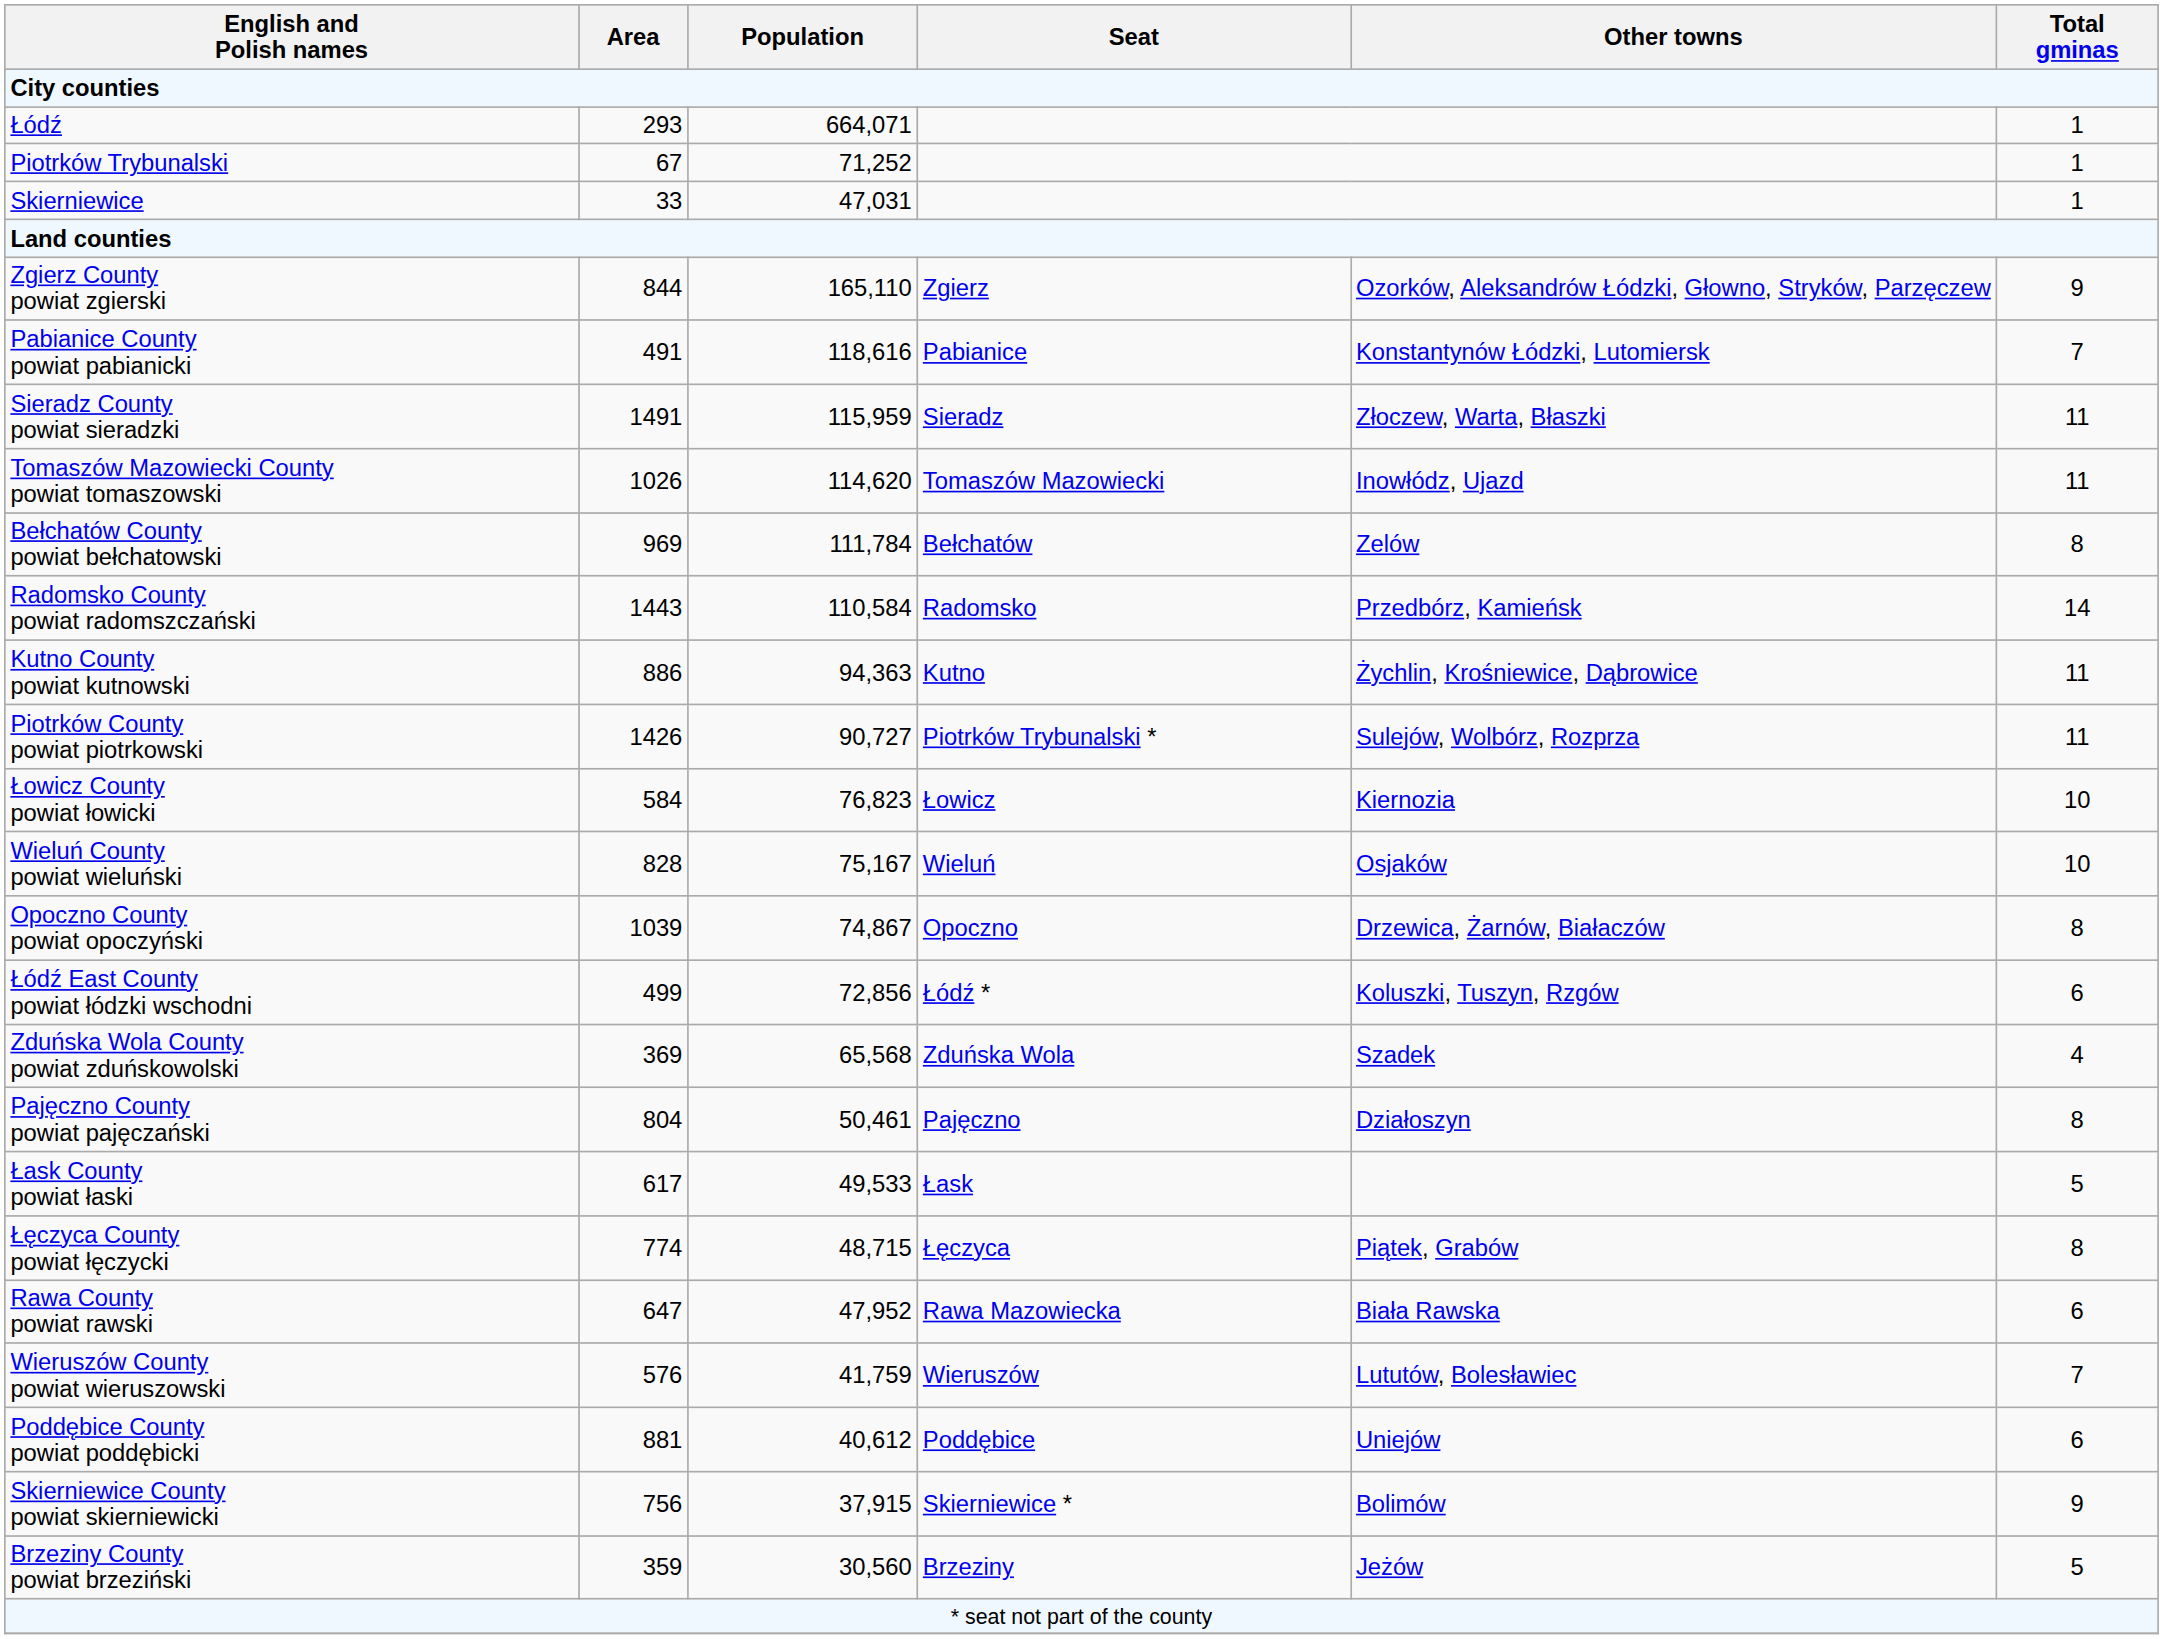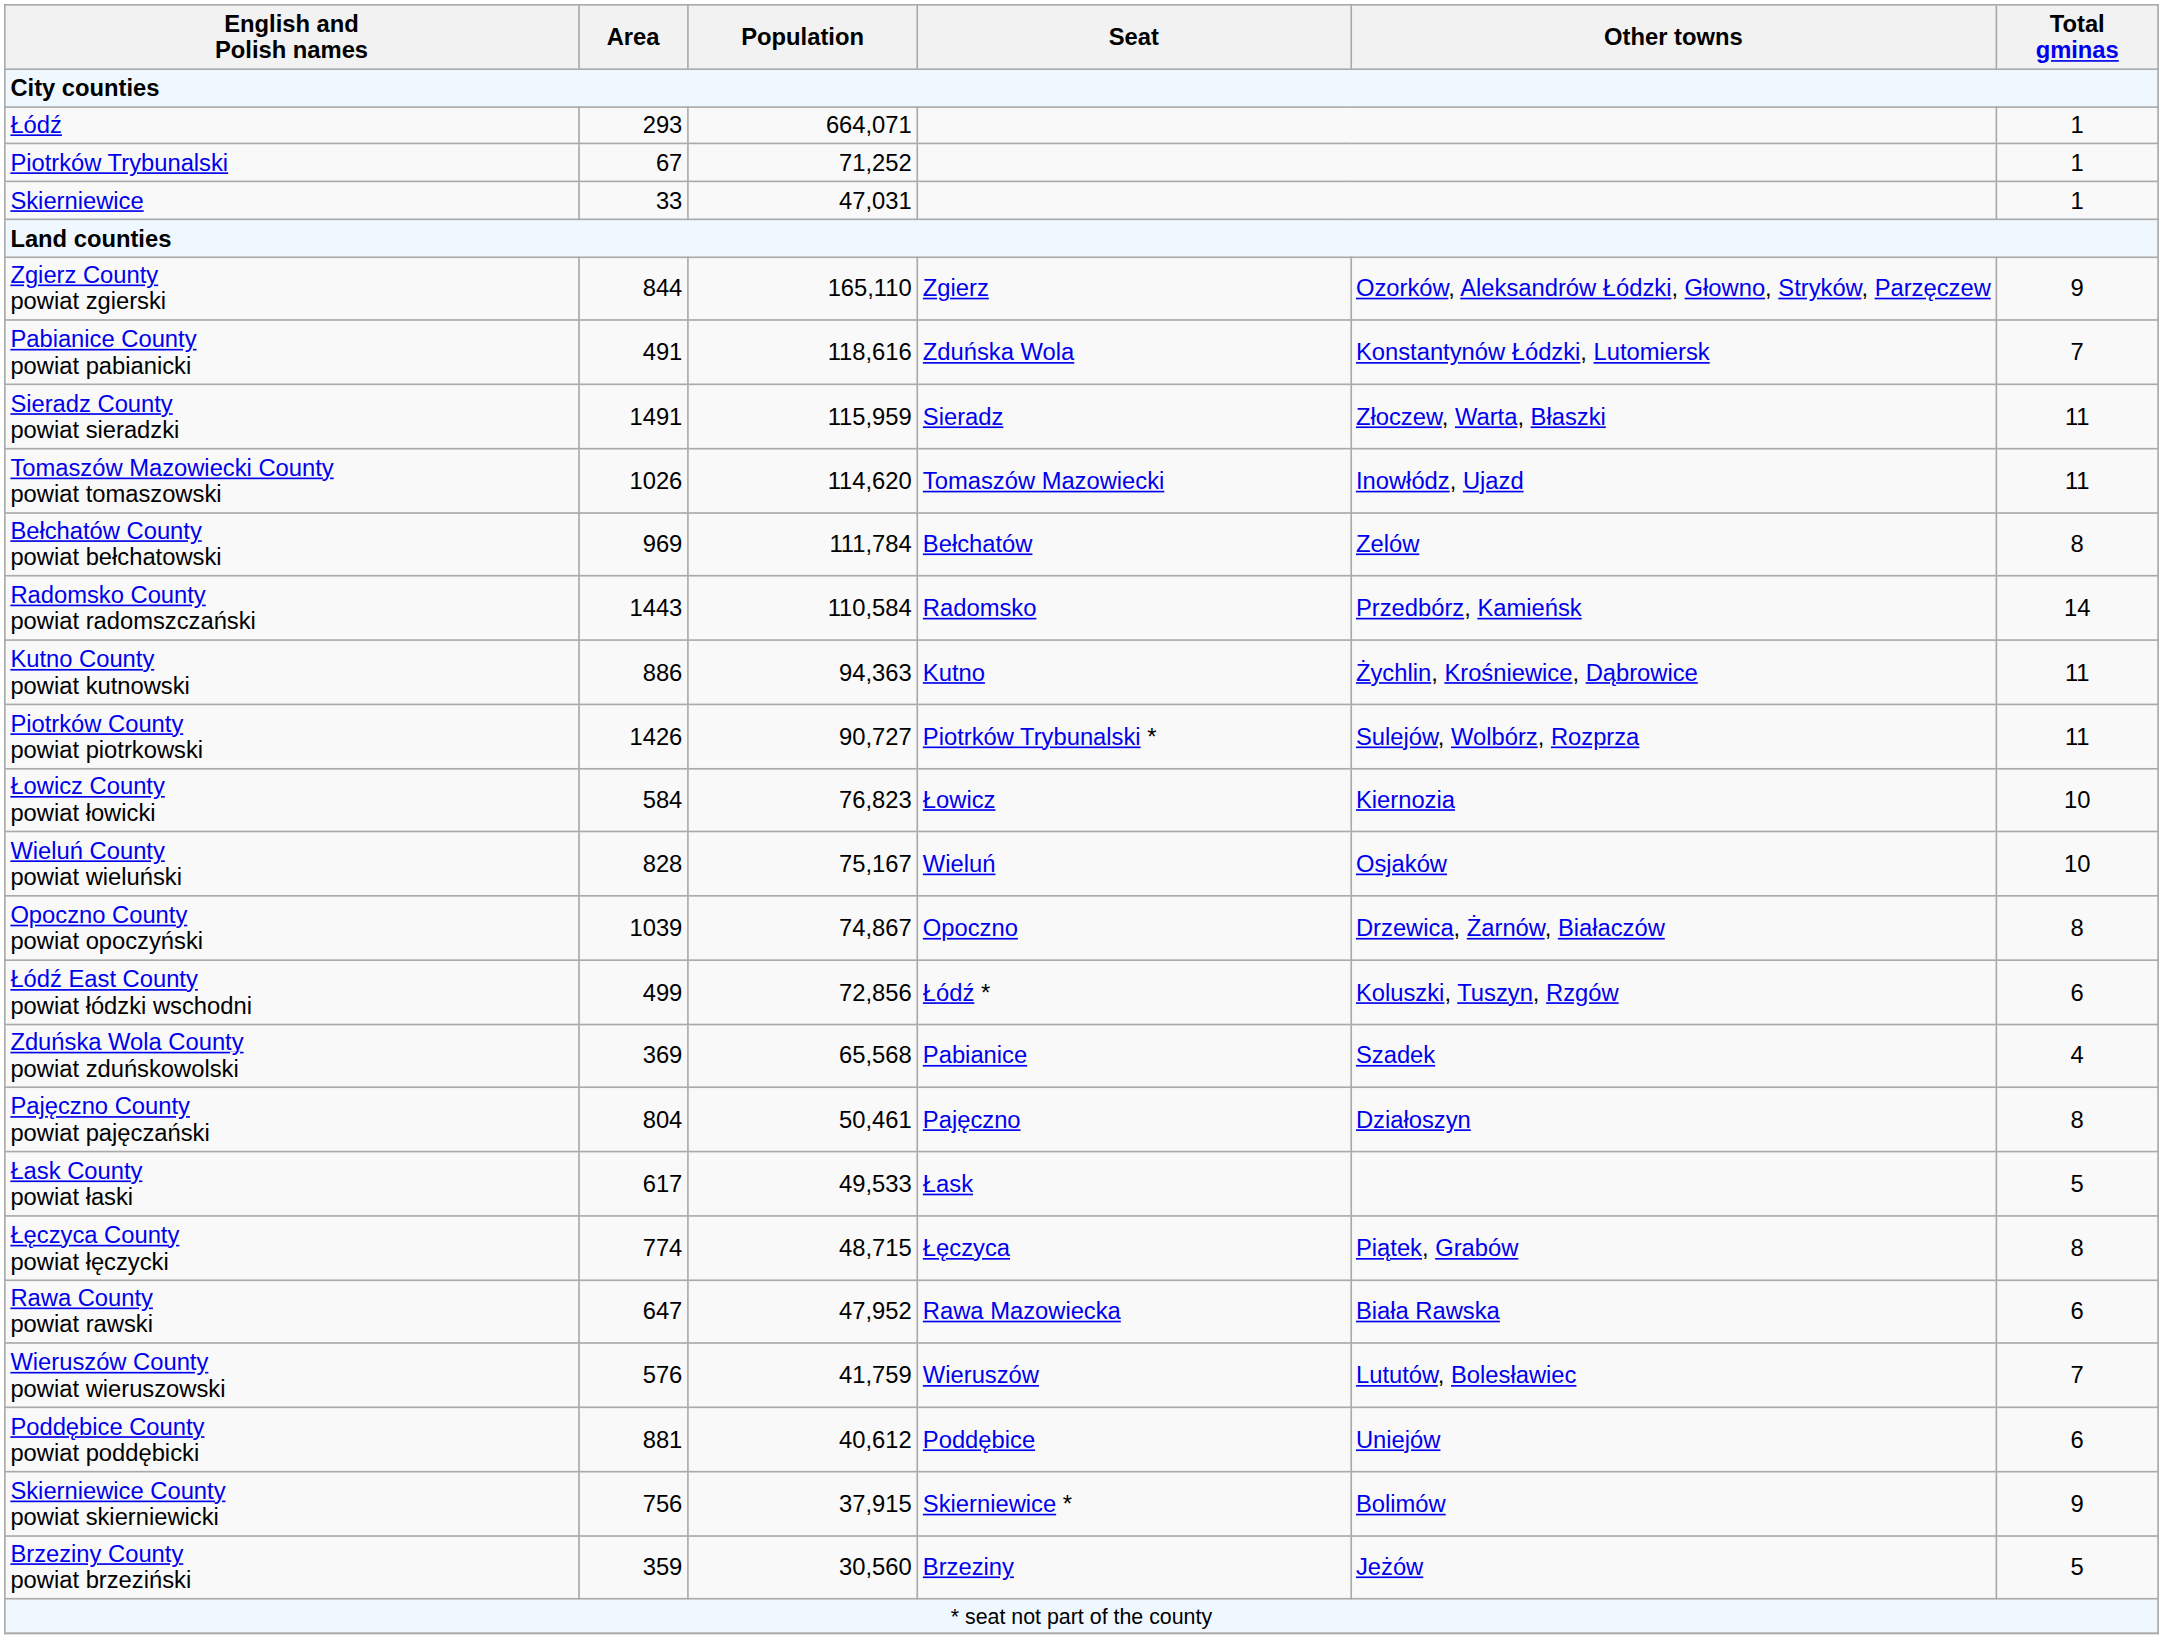(975, 353) Pabianice -> (999, 353) Zduńska Wola
(999, 1056) Zduńska Wola -> (975, 1056) Pabianice
